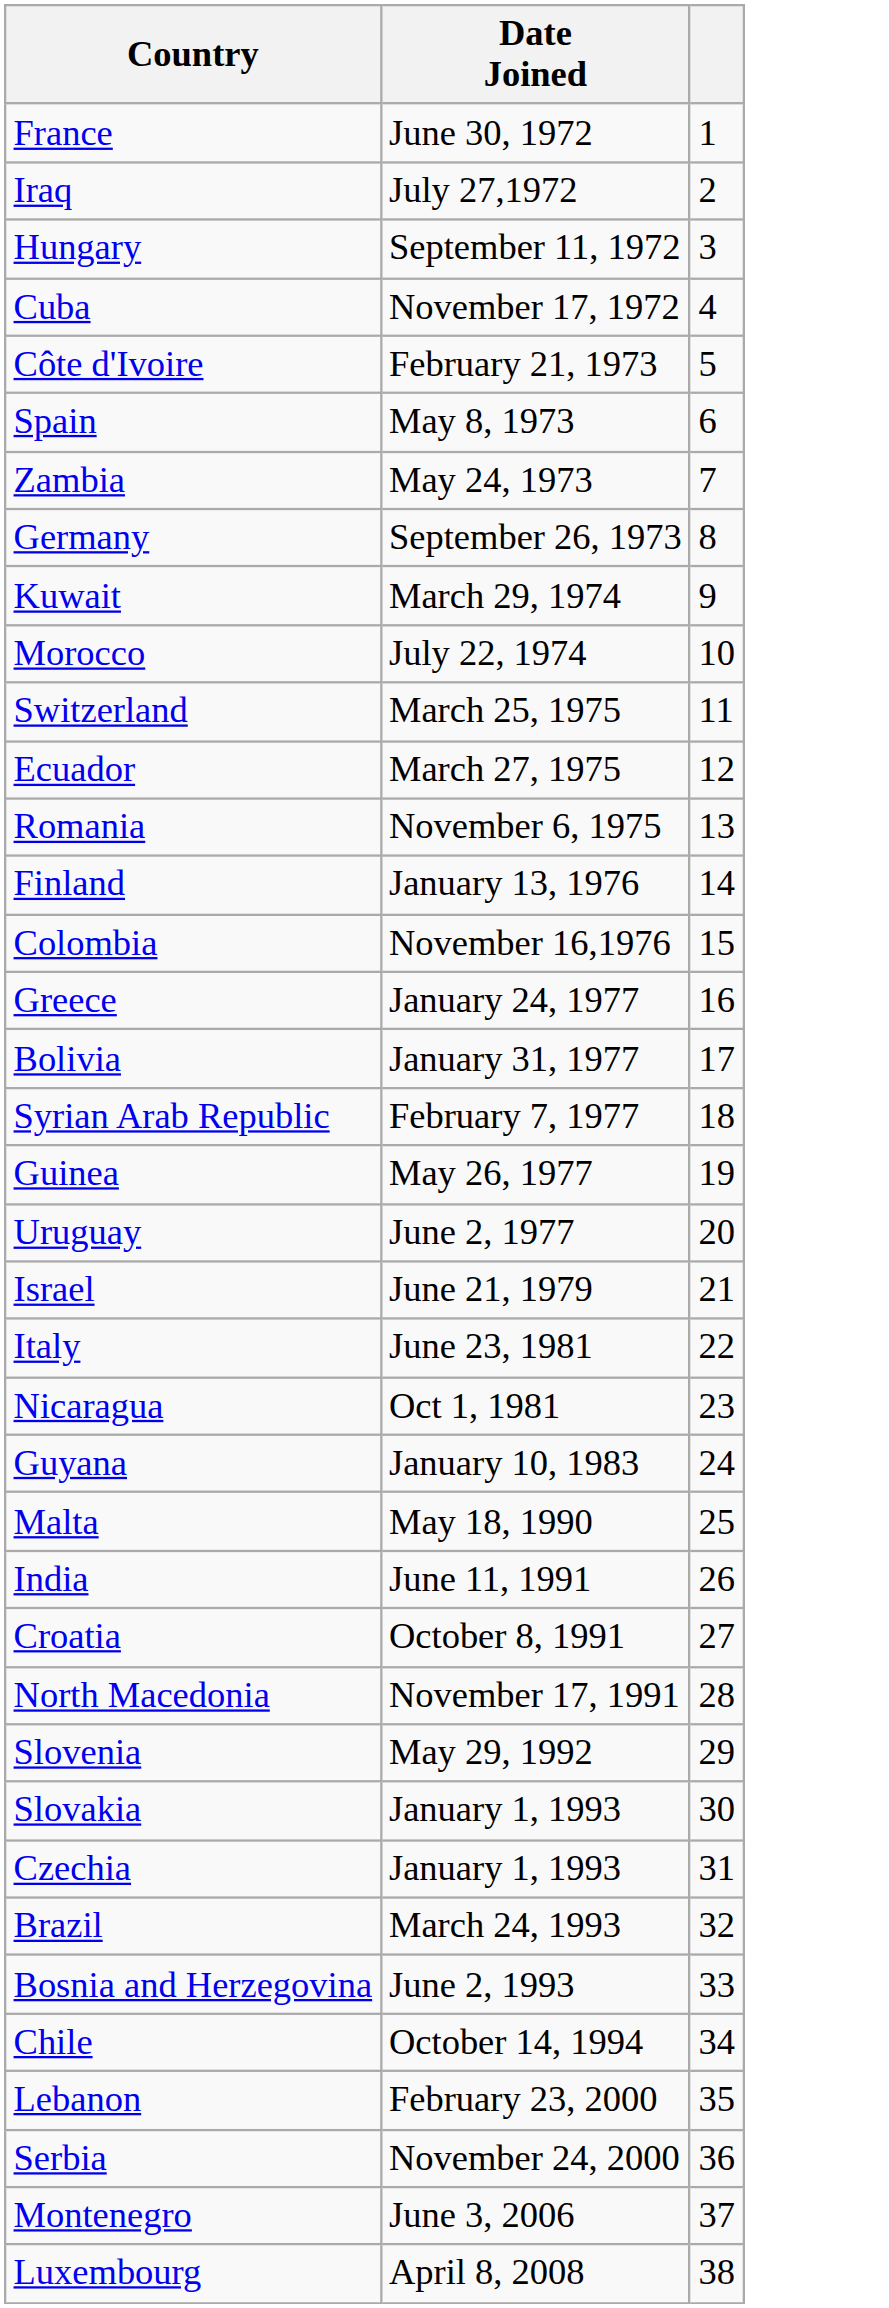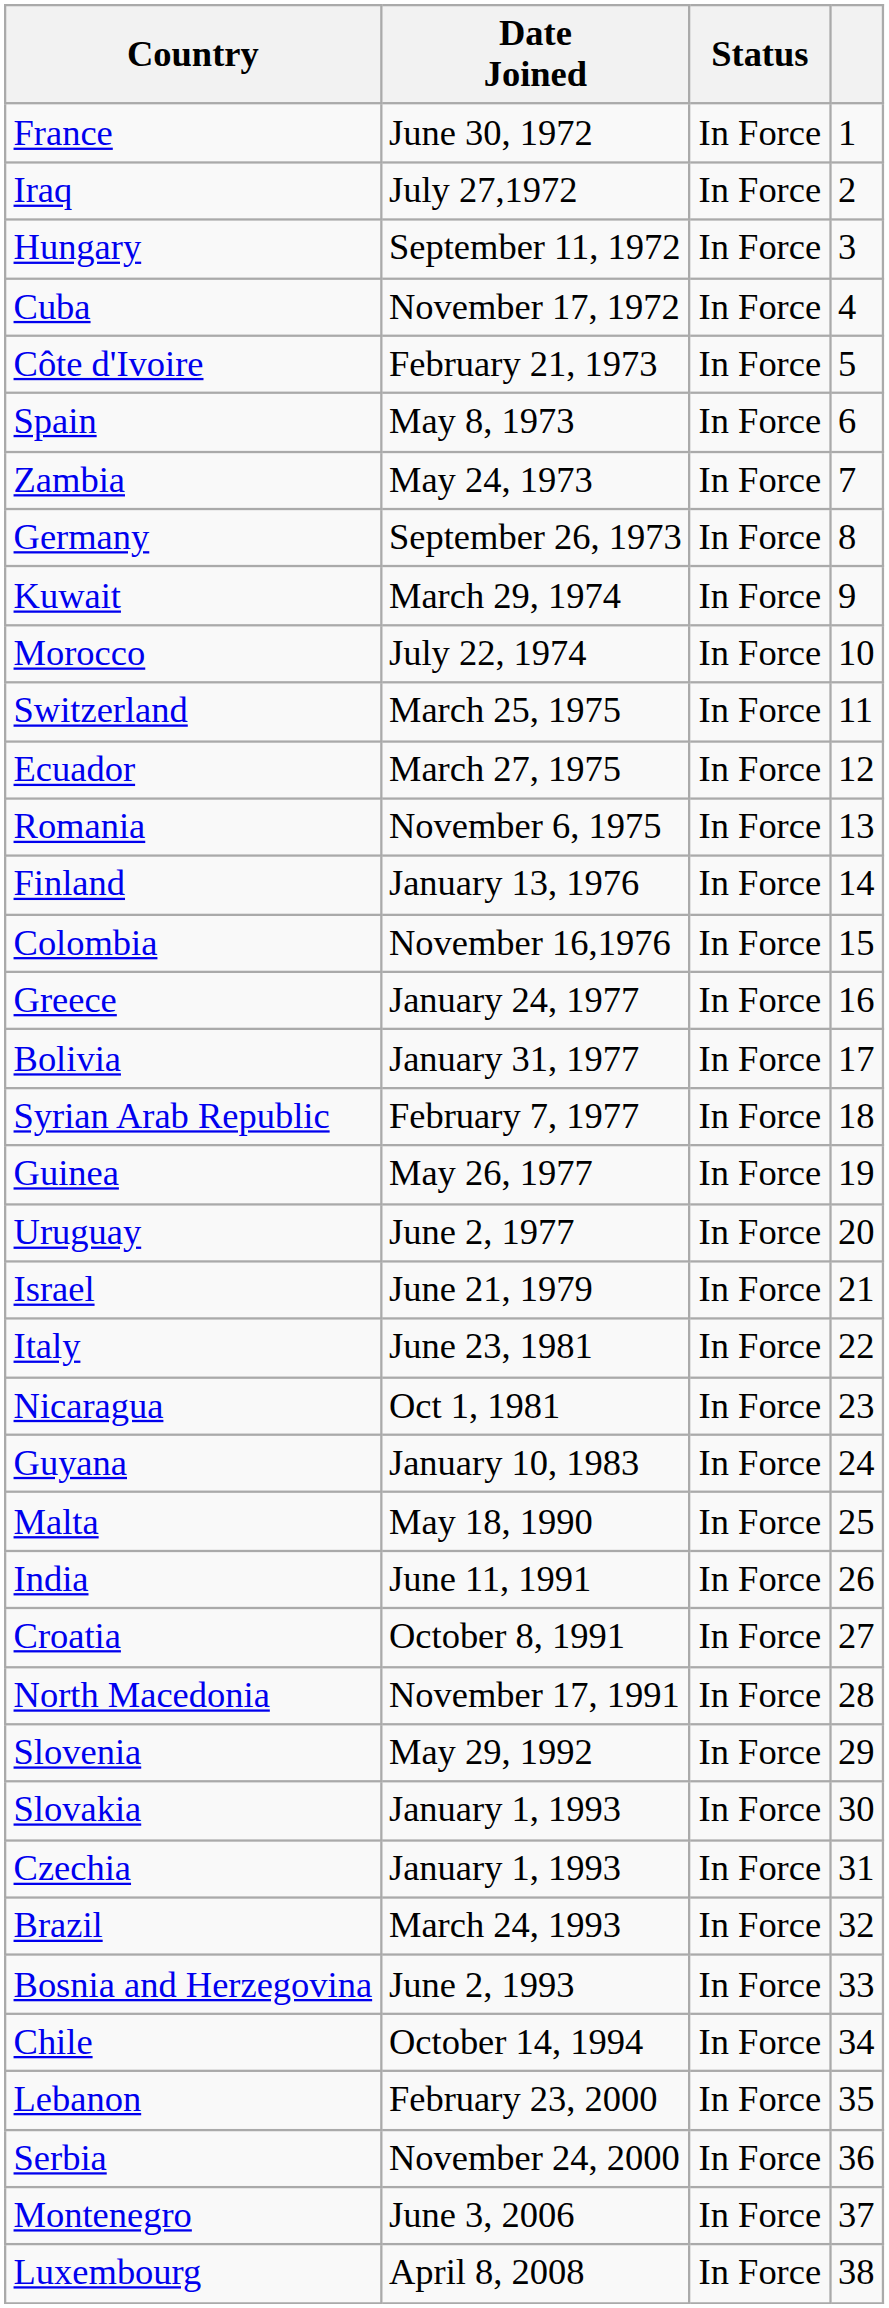+ column: (760, 53)
